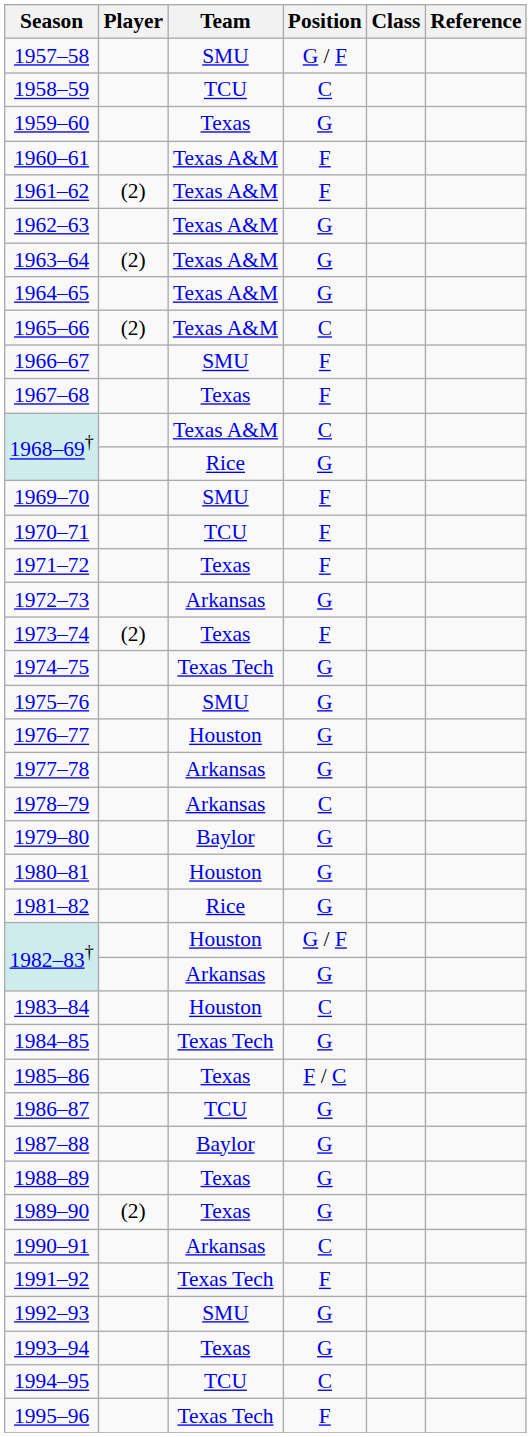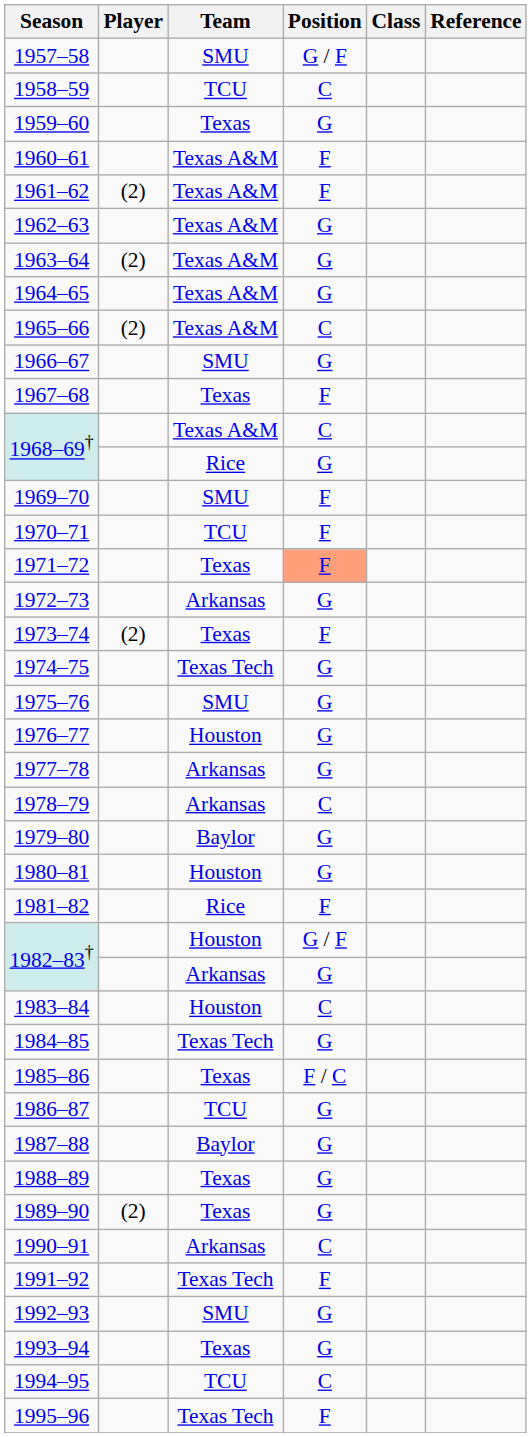(325, 361) F -> (325, 361) G
(325, 565) no background -> (325, 565) lightsalmon background
(325, 905) G -> (325, 905) F
